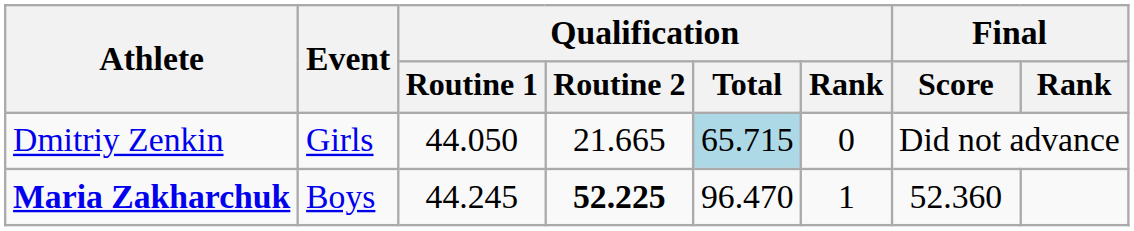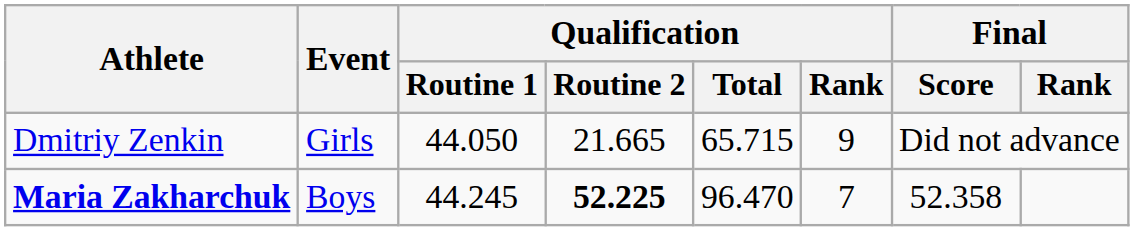(747, 140) lightblue background -> (747, 140) no background
(846, 140) 0 -> (846, 140) 9
(846, 196) 1 -> (846, 196) 7
(956, 196) 52.360 -> (956, 196) 52.358
